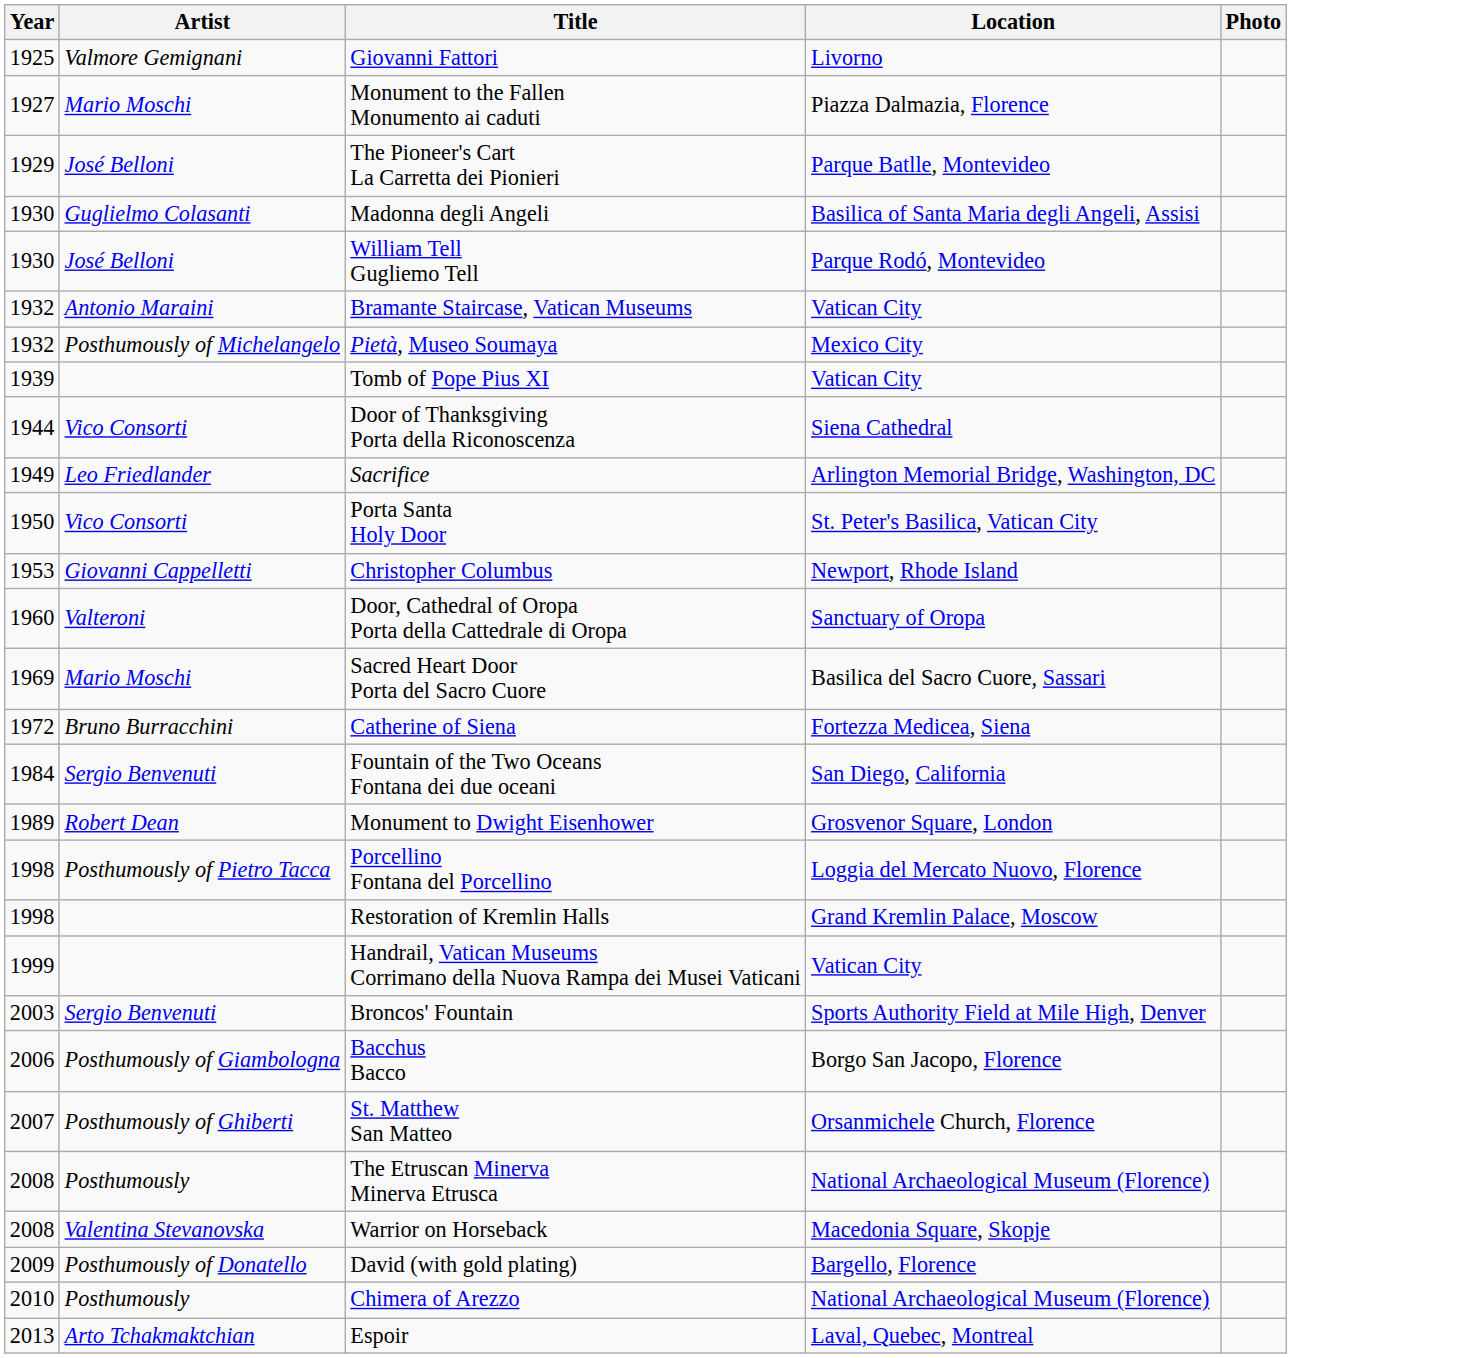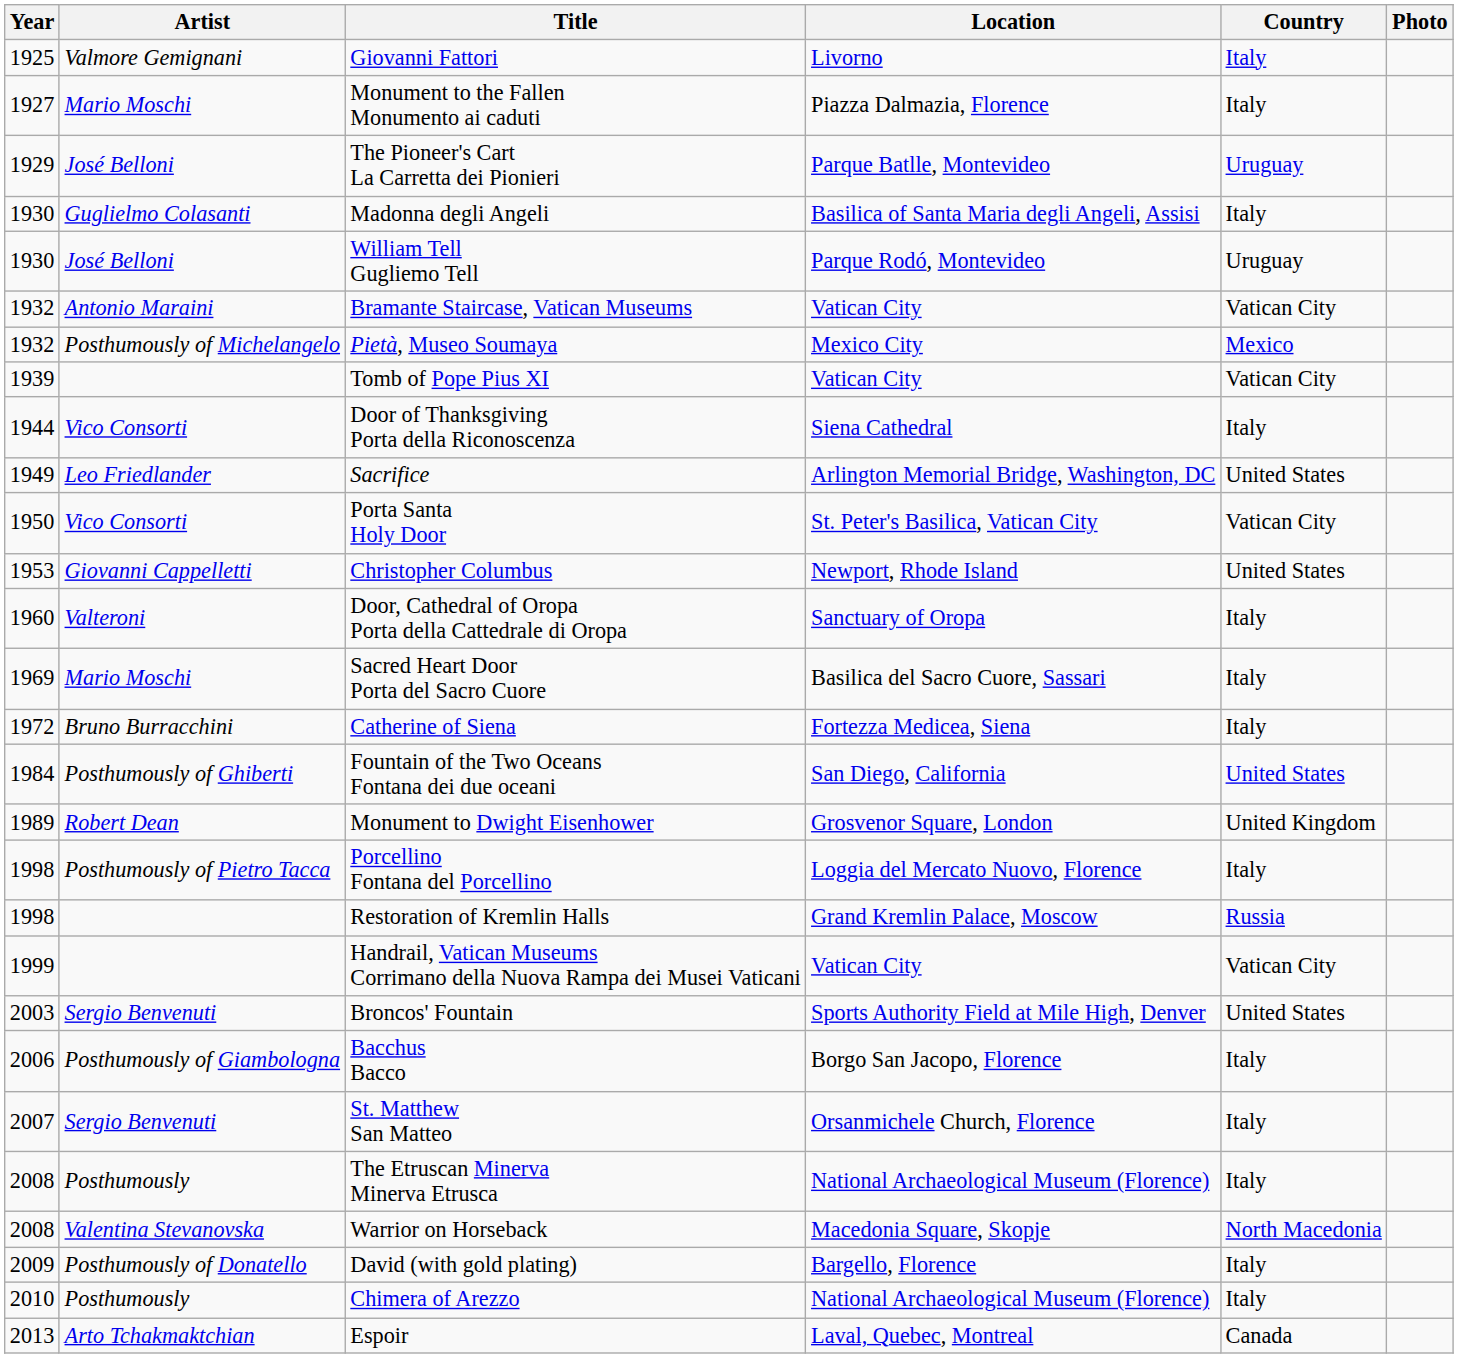+ column: (1304, 22)
(140, 774) Sergio Benvenuti -> (179, 774) Posthumously of Ghiberti
(179, 1121) Posthumously of Ghiberti -> (140, 1121) Sergio Benvenuti
